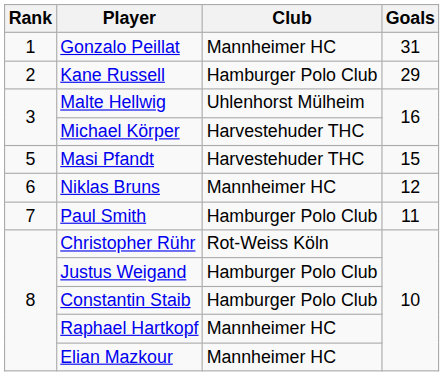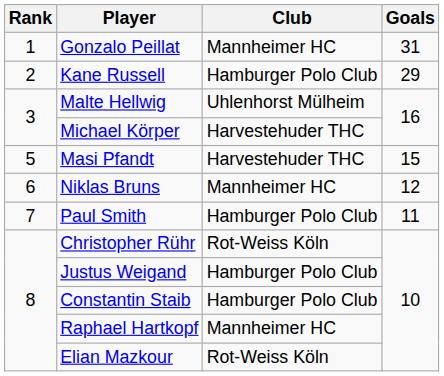(271, 356) Mannheimer HC -> (268, 356) Rot-Weiss Köln
